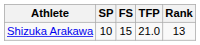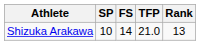(126, 31) 15 -> (126, 31) 14
